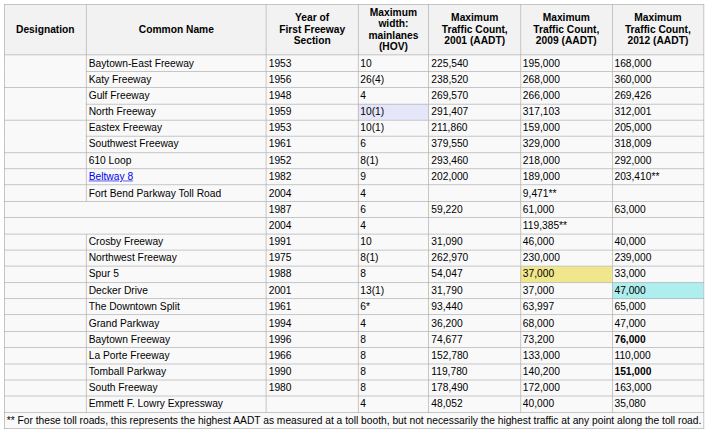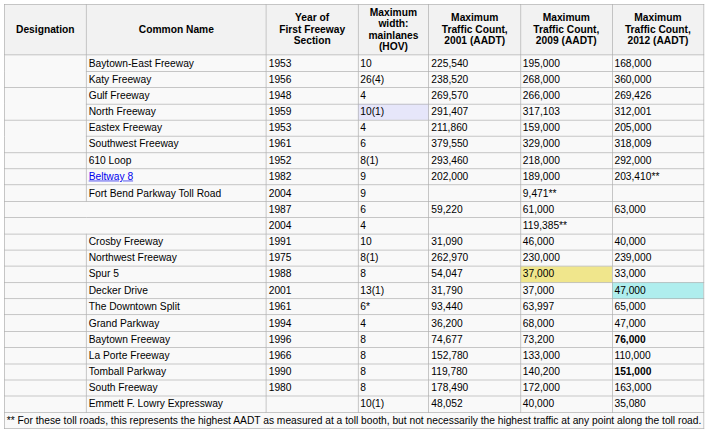(372, 128) 10(1) -> (363, 128) 4
(363, 193) 4 -> (363, 193) 9
(363, 404) 4 -> (372, 404) 10(1)
